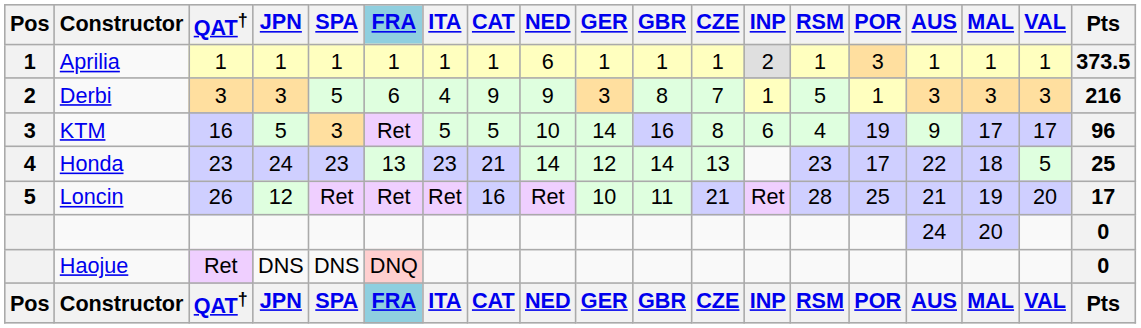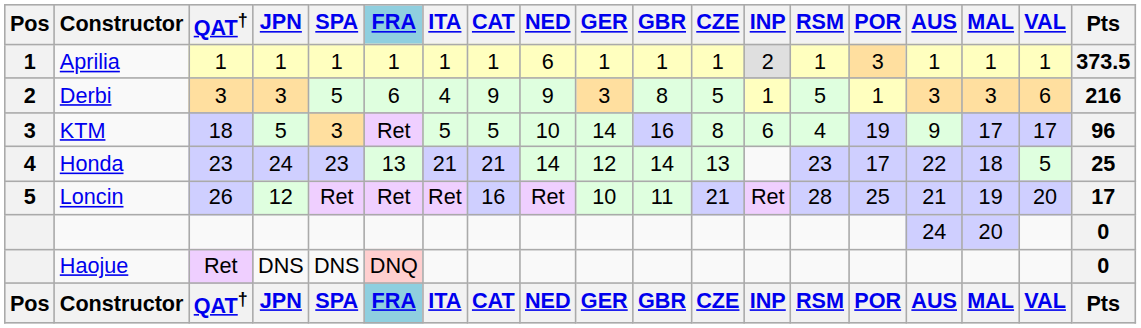(718, 95) 7 -> (718, 95) 5
(1045, 95) 3 -> (1045, 95) 6
(221, 129) 16 -> (221, 129) 18
(445, 163) 23 -> (445, 163) 21
